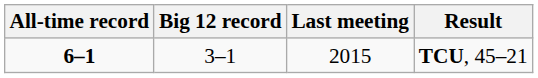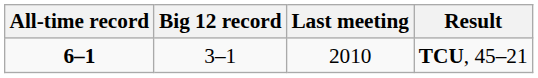(350, 55) 2015 -> (350, 55) 2010
